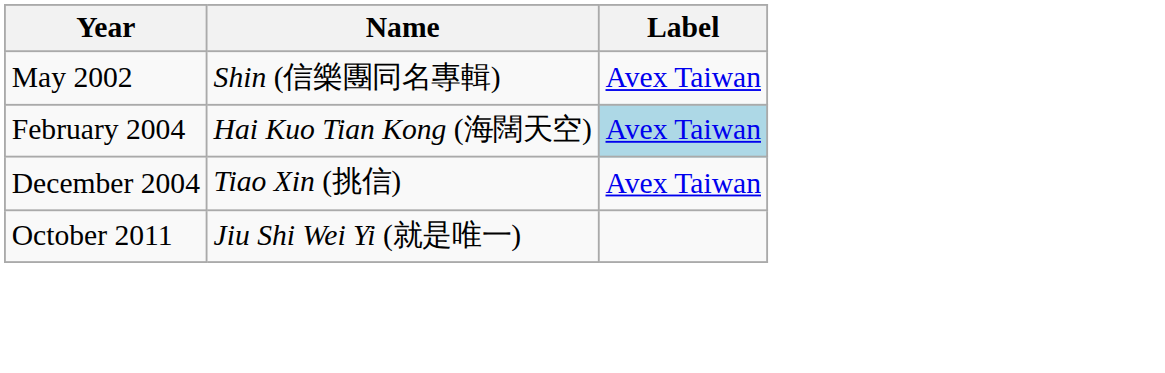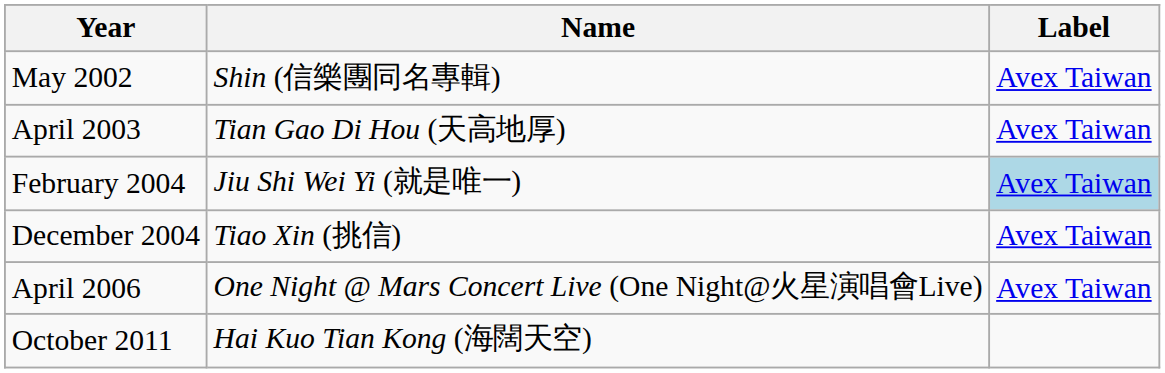+ row: (76, 130)
(403, 129) Hai Kuo Tian Kong (海闊天空) -> (367, 181) Jiu Shi Wei Yi (就是唯一)
+ row: (76, 287)
(367, 234) Jiu Shi Wei Yi (就是唯一) -> (403, 339) Hai Kuo Tian Kong (海闊天空)
